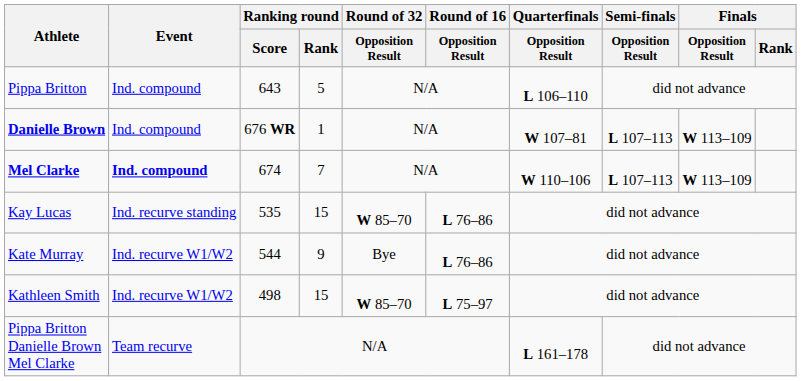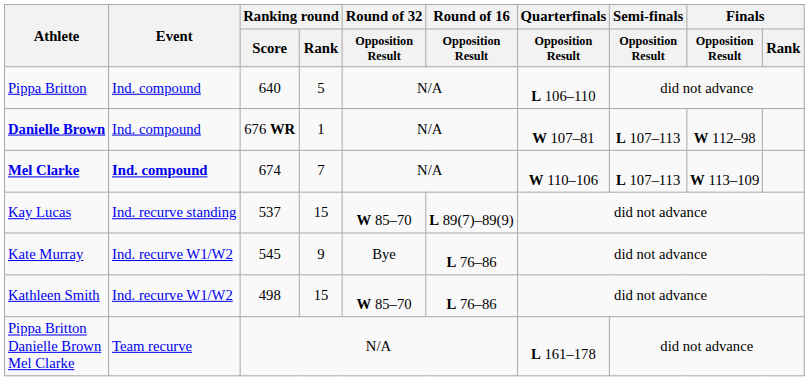(270, 88) 643 -> (270, 88) 640
(717, 138) W 113–109 -> (725, 138) W 112–98
(270, 212) 535 -> (270, 212) 537
(468, 221) L 76–86 -> (471, 221) L 89(7)–89(9)
(270, 254) 544 -> (270, 254) 545
(468, 304) L 75–97 -> (471, 304) L 76–86
